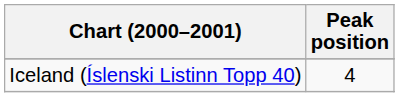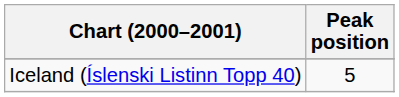(350, 75) 4 -> (350, 75) 5
